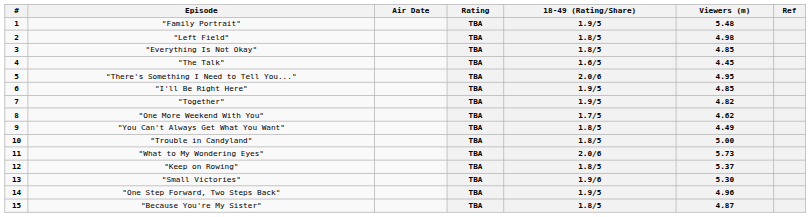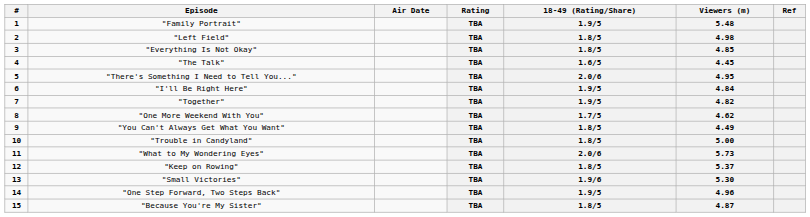(725, 88) 4.85 -> (725, 88) 4.84
